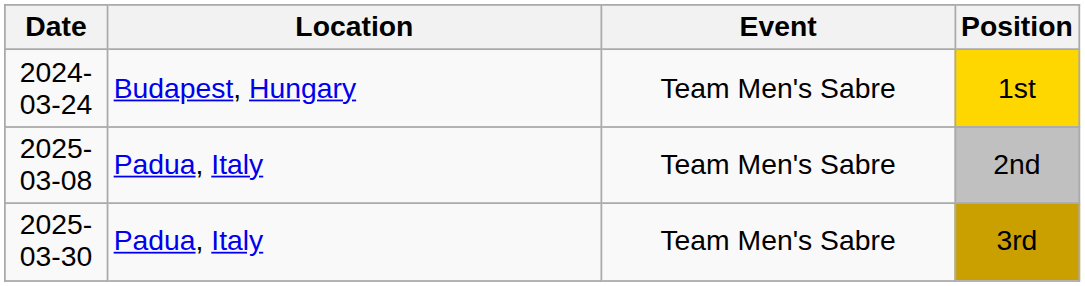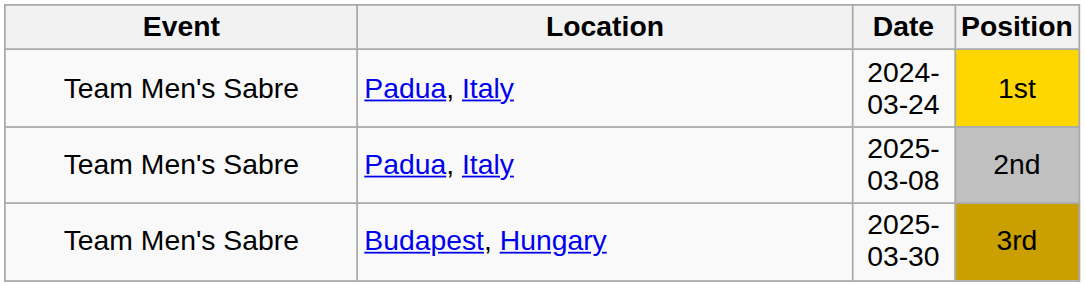columns swapped: (56, 26) <-> (778, 26)
(235, 87) Budapest, Hungary -> (439, 87) Padua, Italy
(188, 241) Padua, Italy -> (486, 241) Budapest, Hungary
